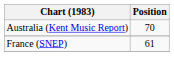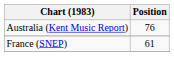(150, 28) 70 -> (150, 28) 76
